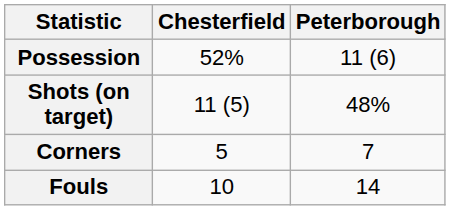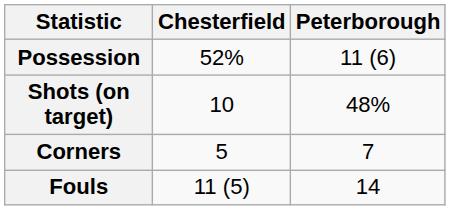(222, 104) 11 (5) -> (222, 104) 10
(222, 186) 10 -> (222, 186) 11 (5)
